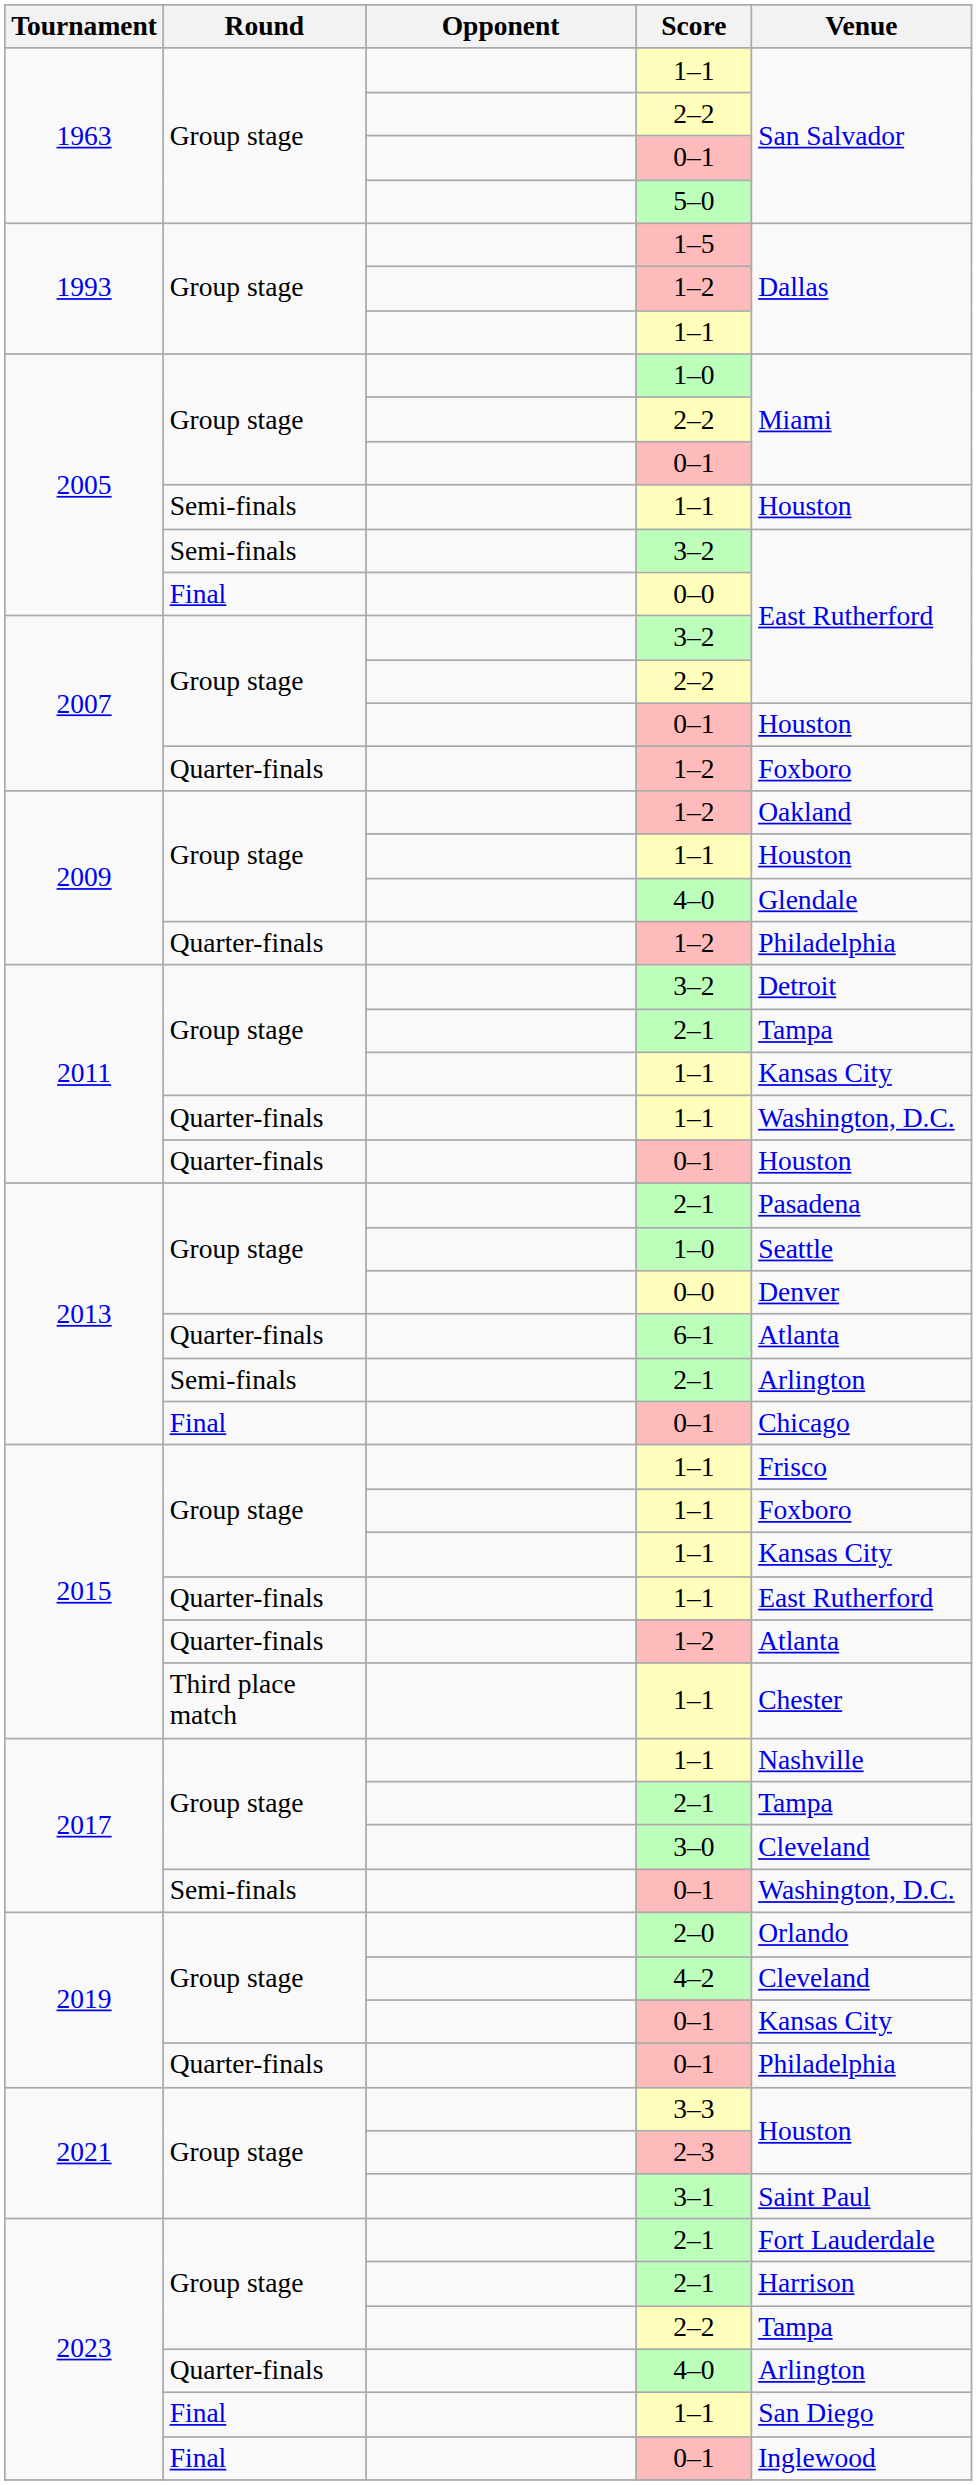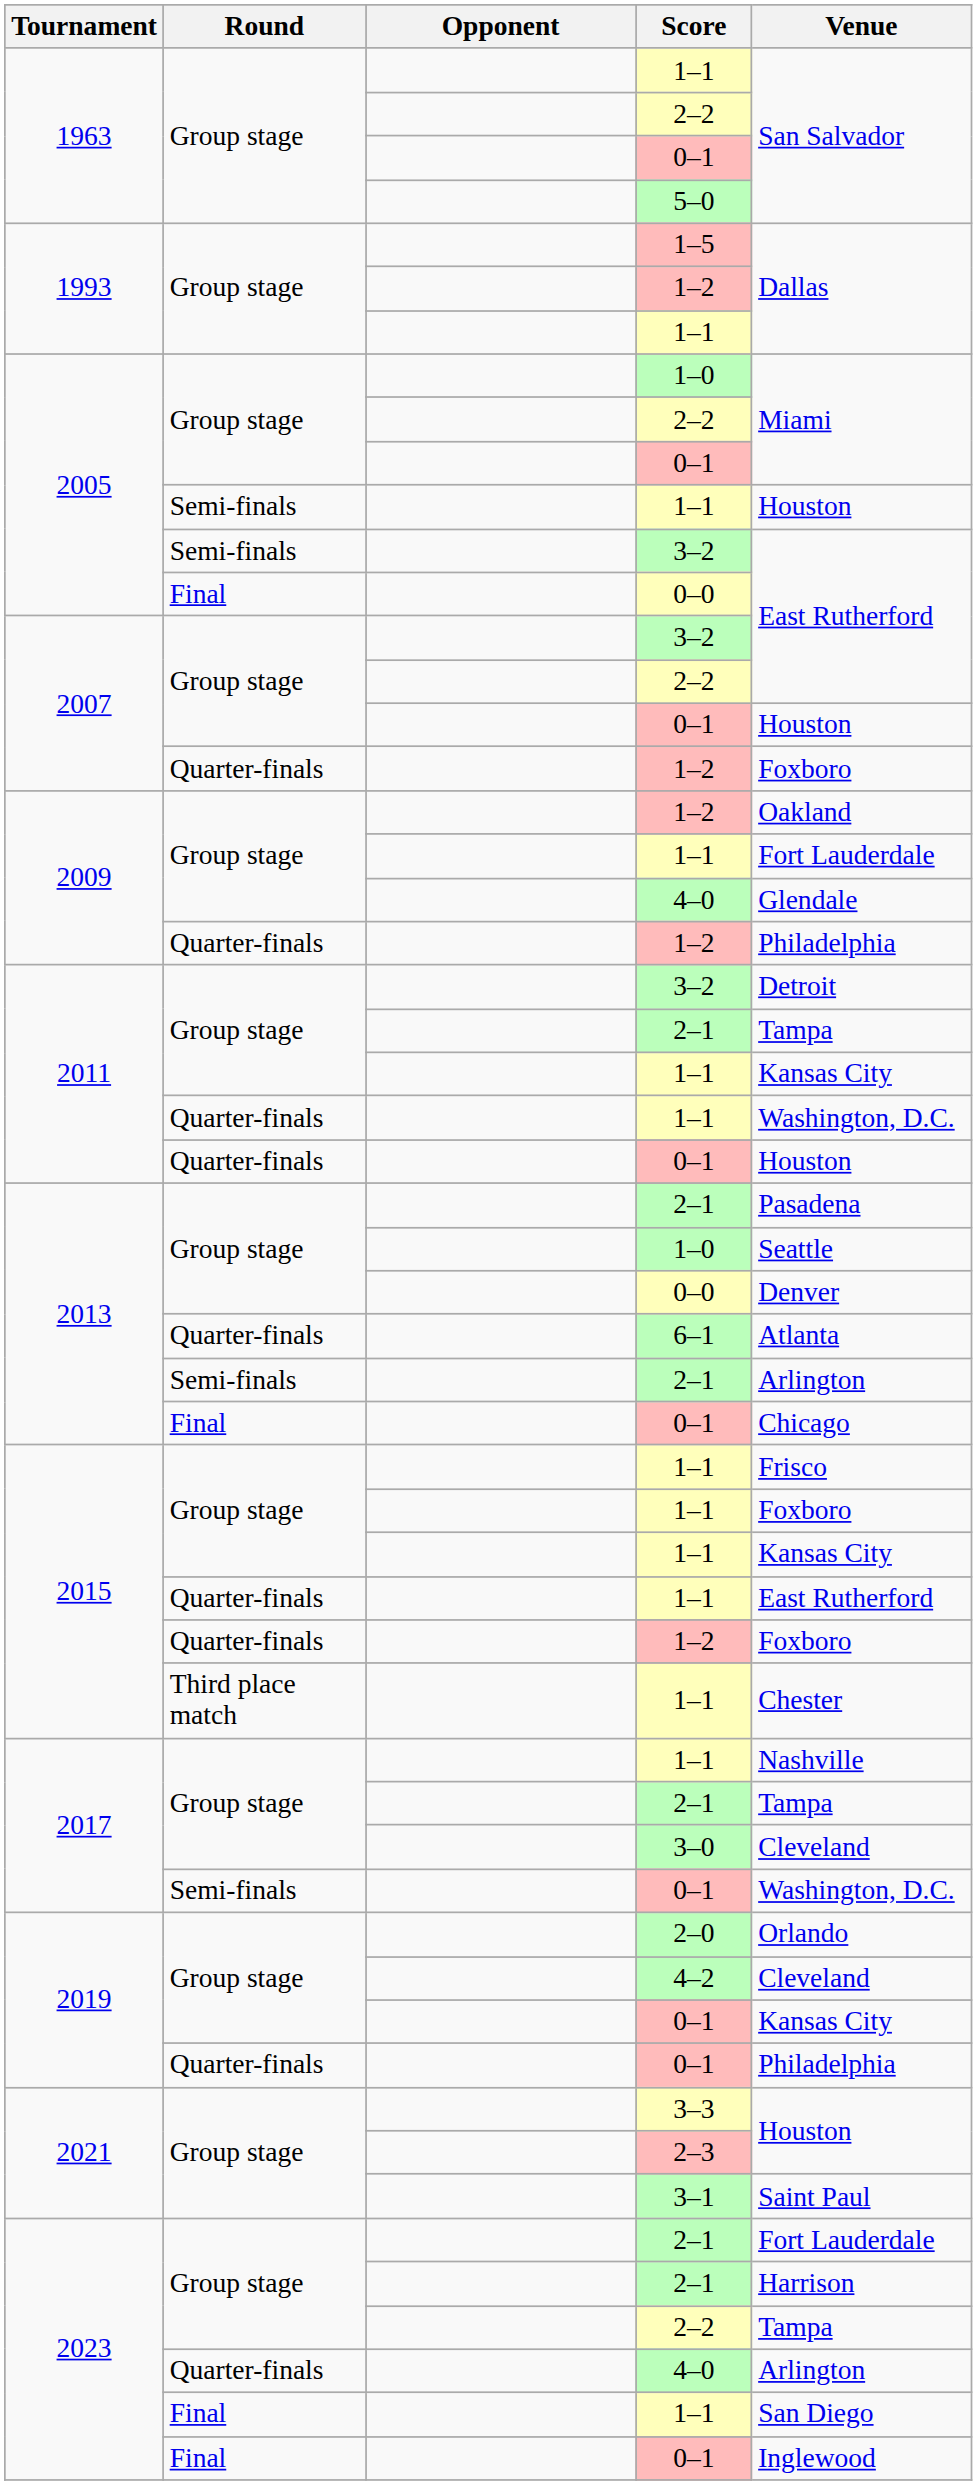(805, 855) Houston -> (846, 855) Fort Lauderdale
(799, 1641) Atlanta -> (805, 1641) Foxboro
